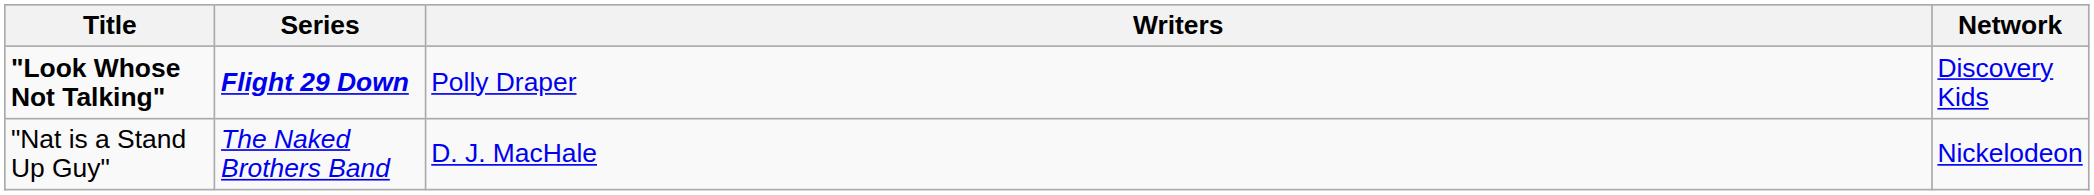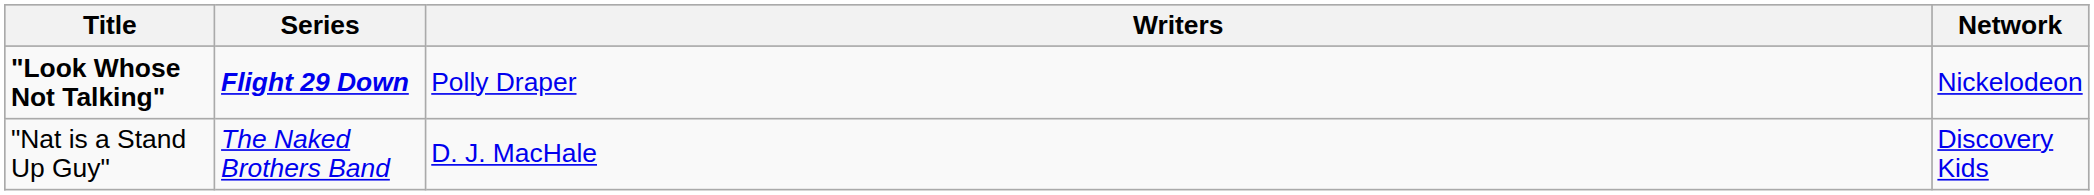(1995, 82) Discovery Kids -> (2010, 82) Nickelodeon
(2010, 153) Nickelodeon -> (1995, 153) Discovery Kids
